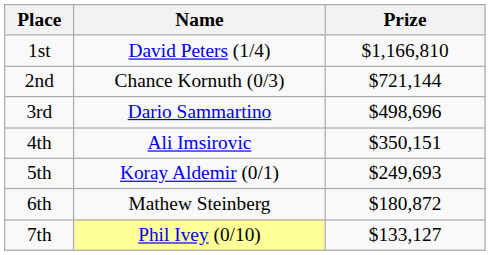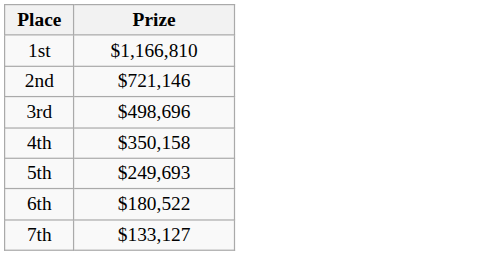- column: (199, 19)
(405, 81) $721,144 -> (154, 81) $721,146
(405, 142) $350,151 -> (154, 142) $350,158
(405, 204) $180,872 -> (154, 204) $180,522
